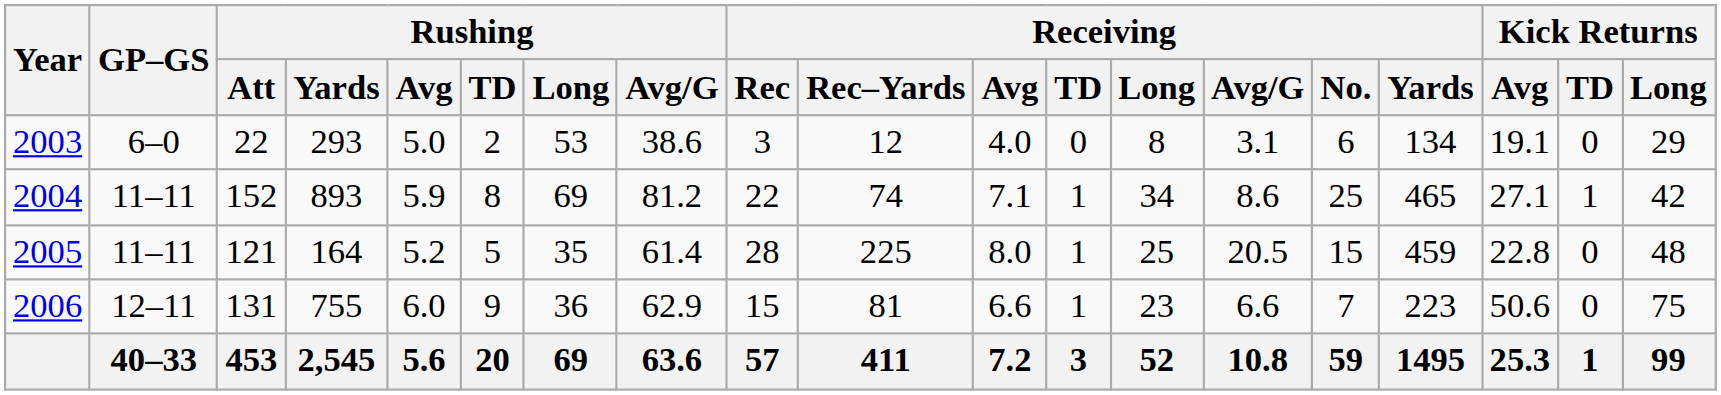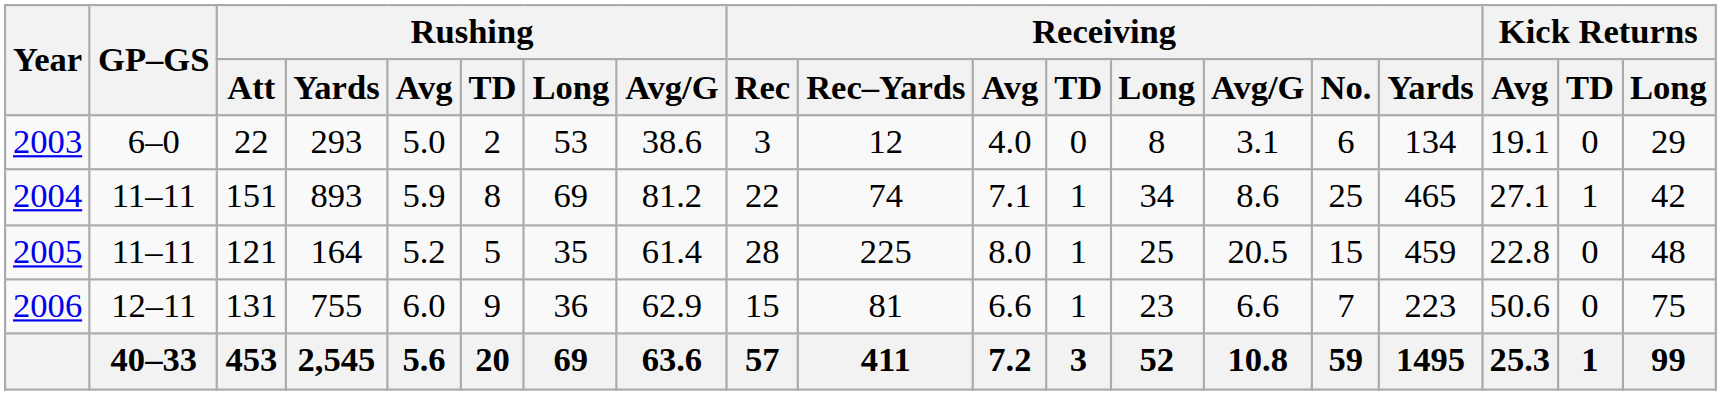(251, 196) 152 -> (251, 196) 151
